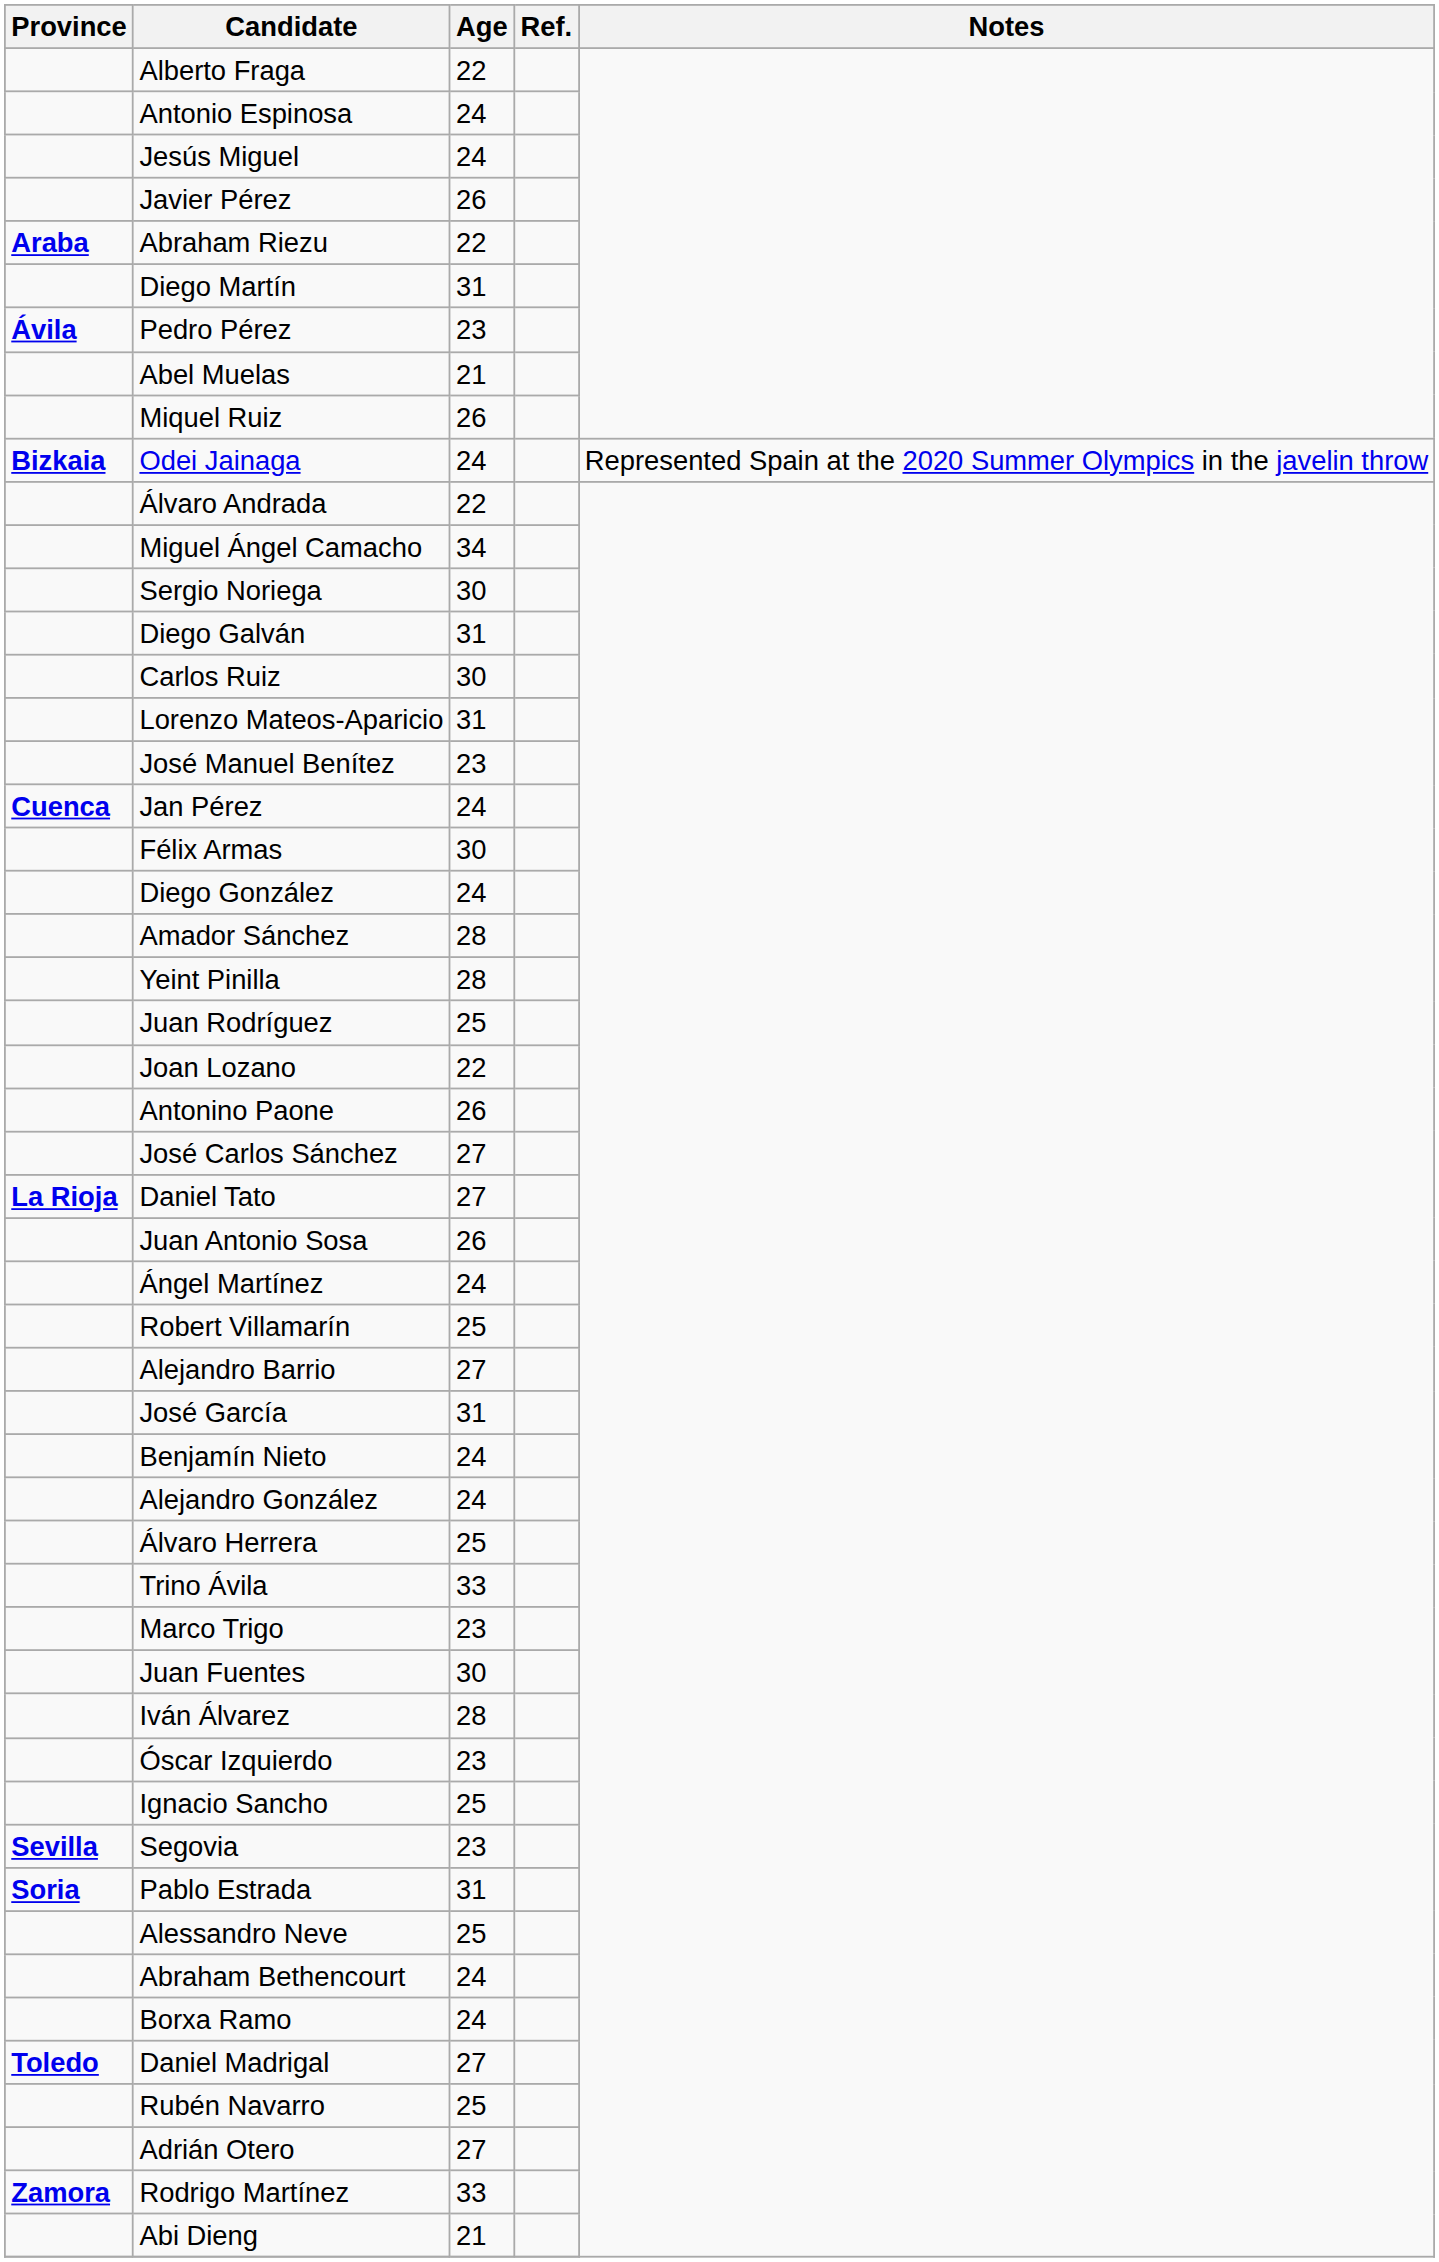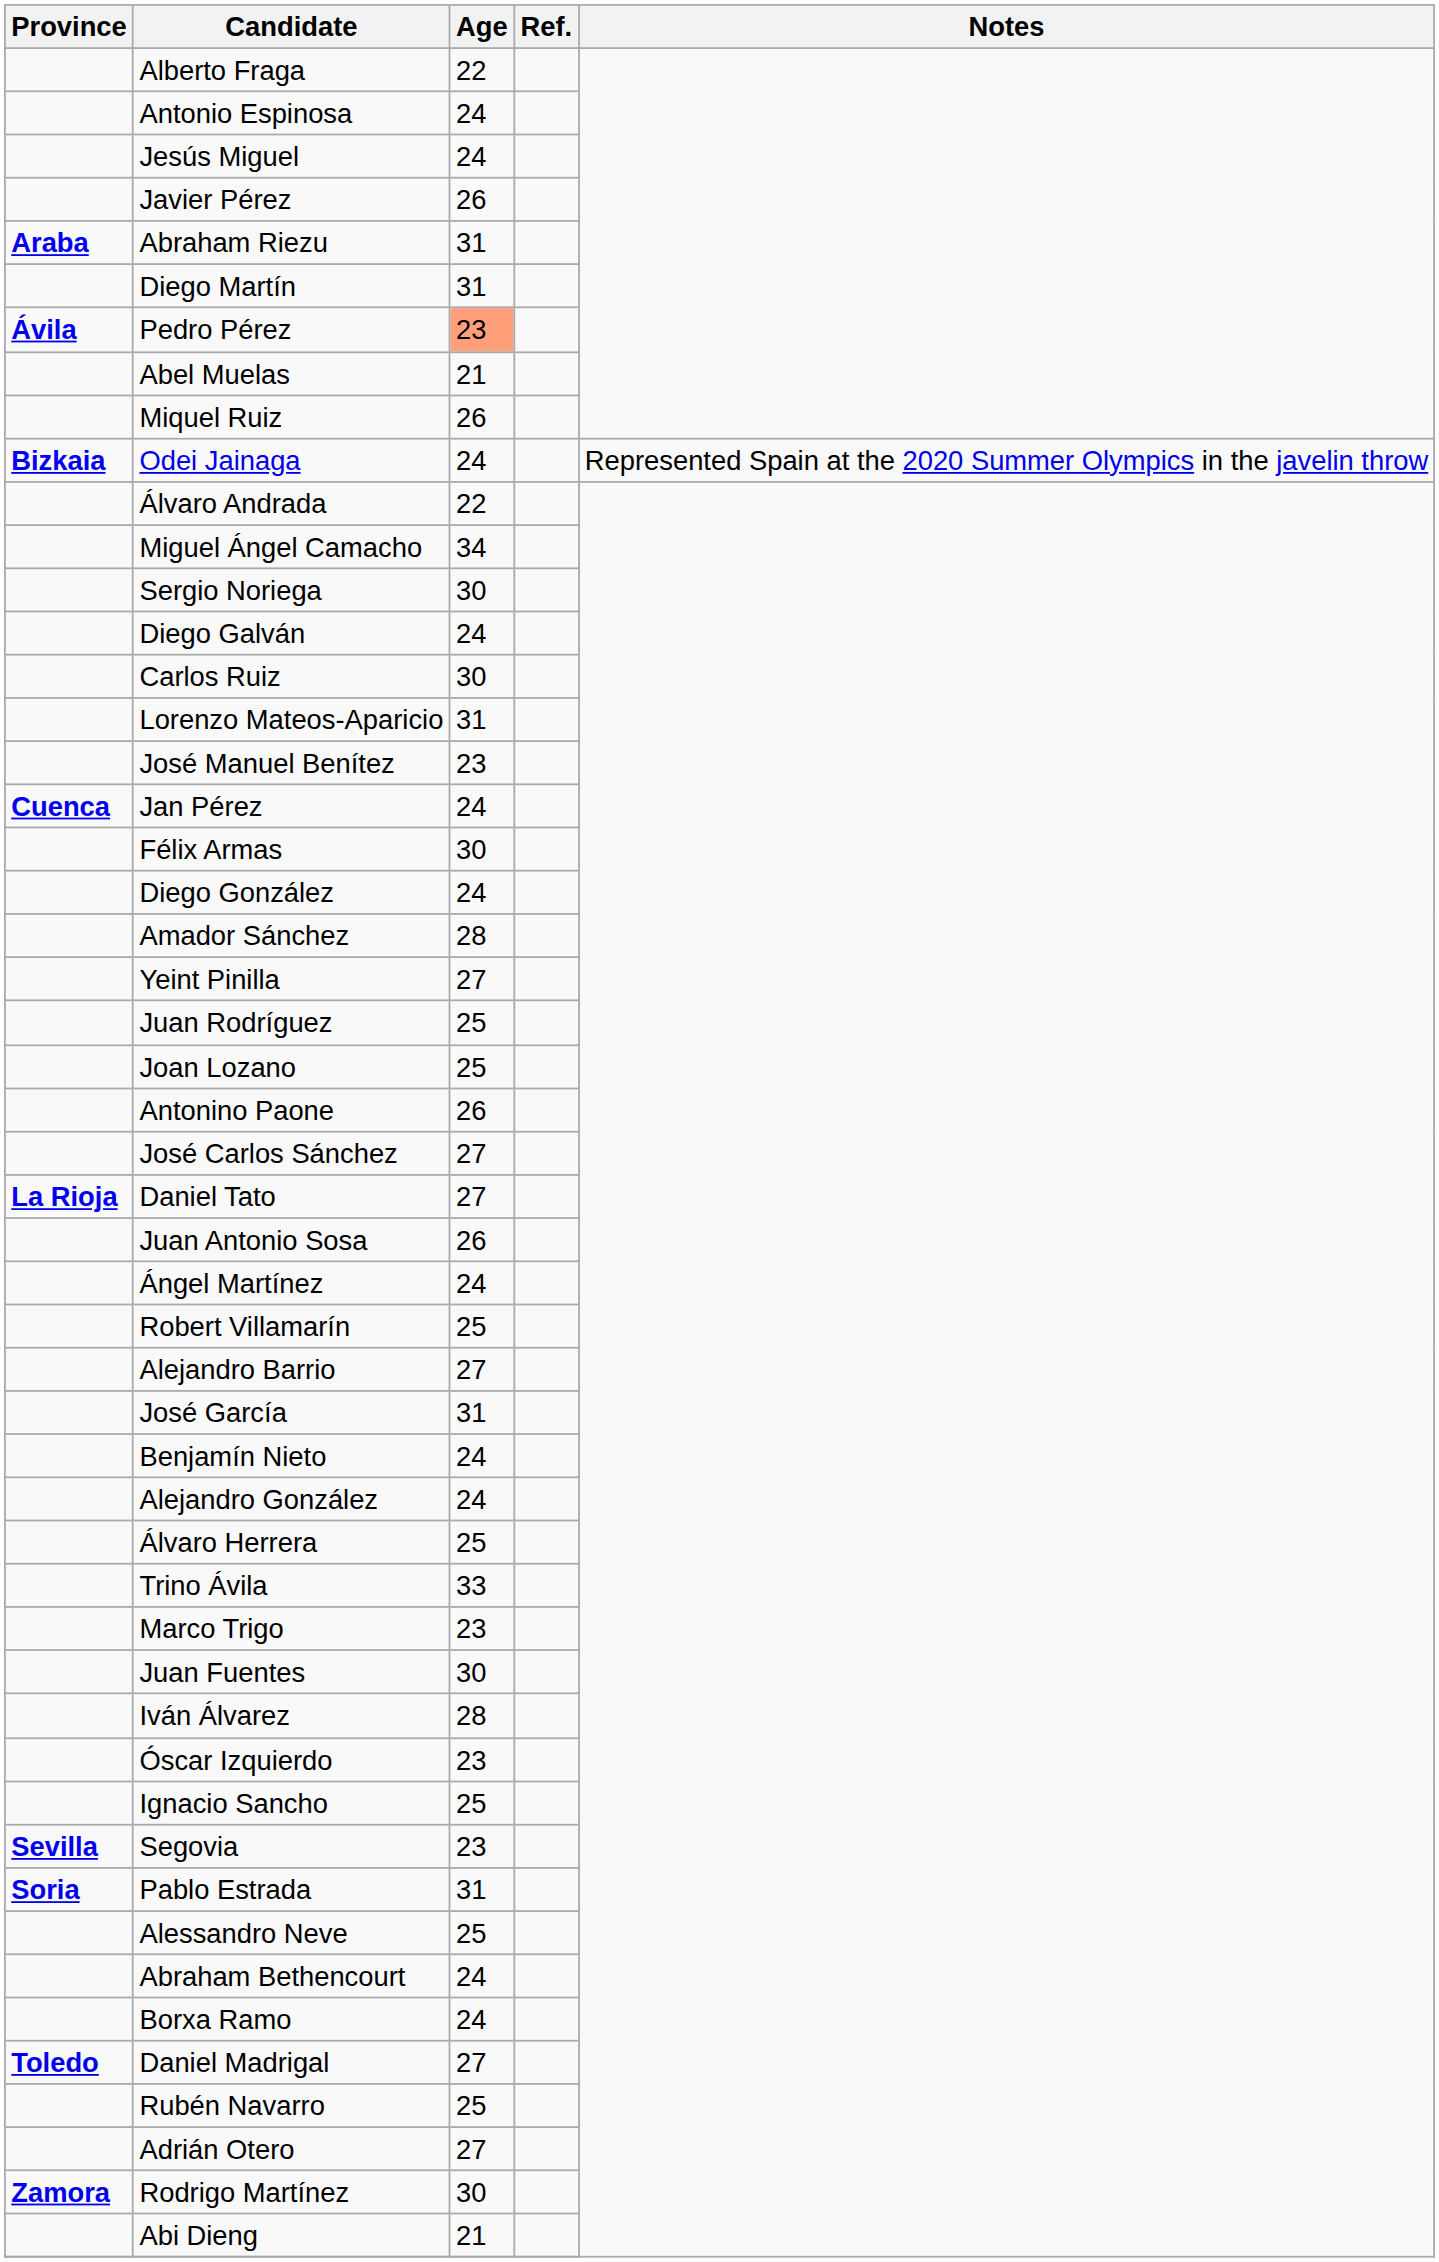(471, 243) 22 -> (471, 243) 31
(471, 330) no background -> (471, 330) lightsalmon background
(471, 633) 31 -> (471, 633) 24
(471, 980) 28 -> (471, 980) 27
(471, 1066) 22 -> (471, 1066) 25
(471, 2192) 33 -> (471, 2192) 30
